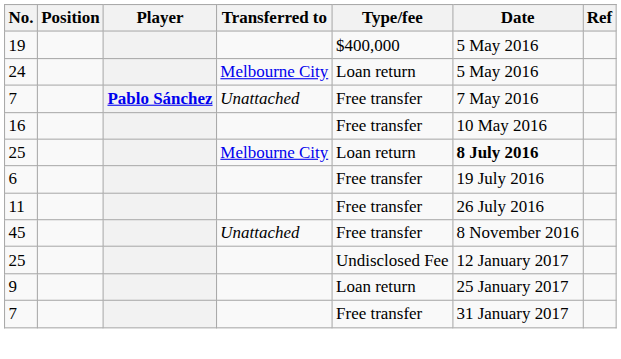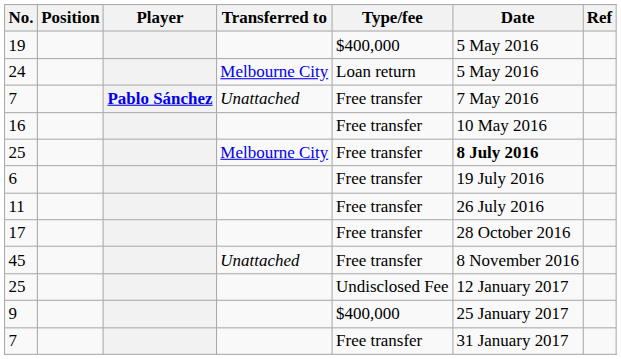(376, 152) Loan return -> (379, 152) Free transfer
+ row: (17, 233)
(376, 286) Loan return -> (368, 313) $400,000
